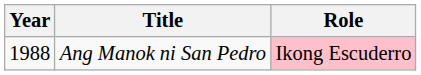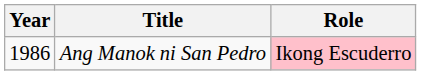(30, 53) 1988 -> (30, 53) 1986
